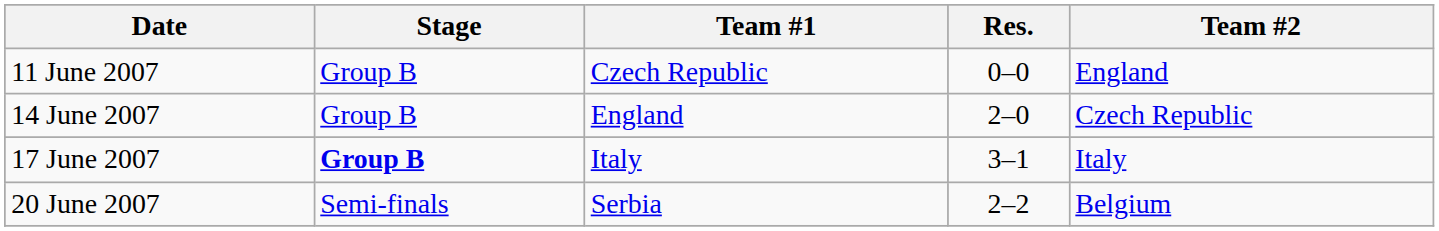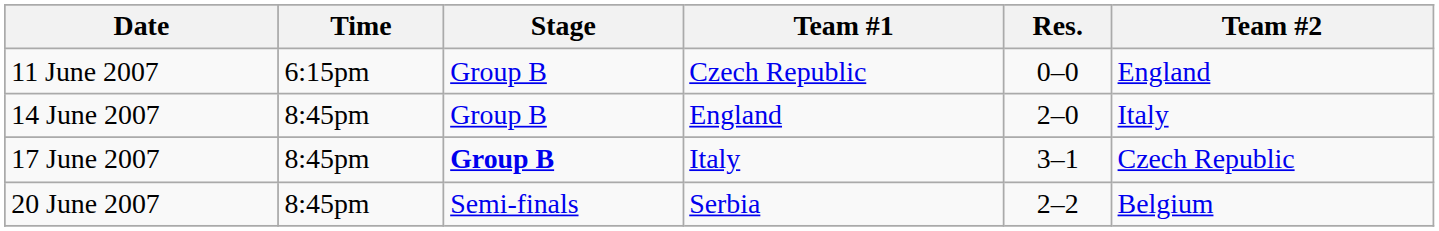+ column: (361, 26)
(1164, 114) Czech Republic -> (1143, 114) Italy
(1101, 159) Italy -> (1206, 159) Czech Republic
